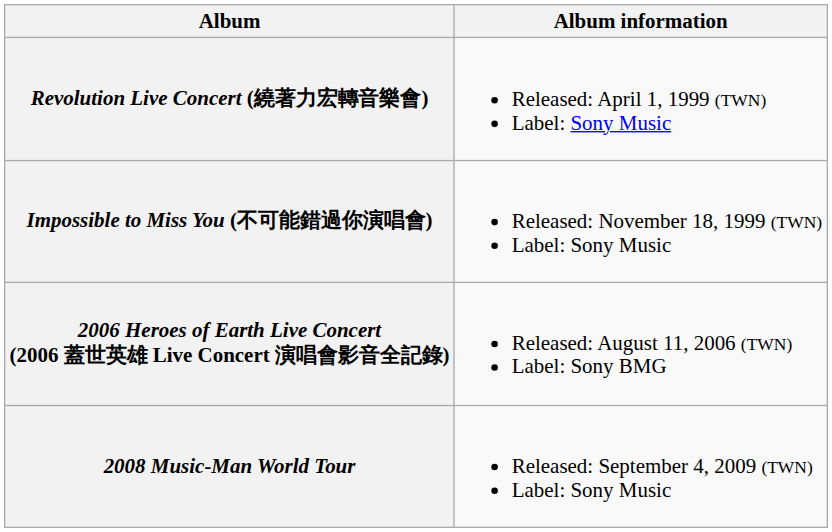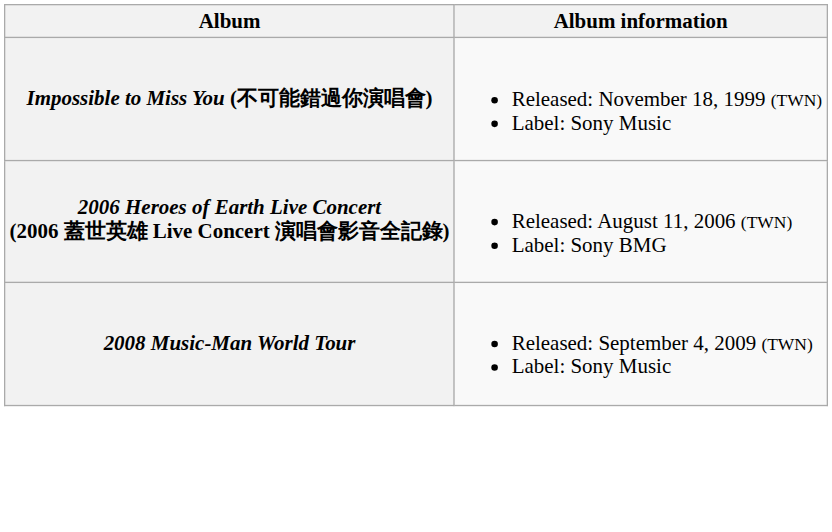- row: (230, 98)
